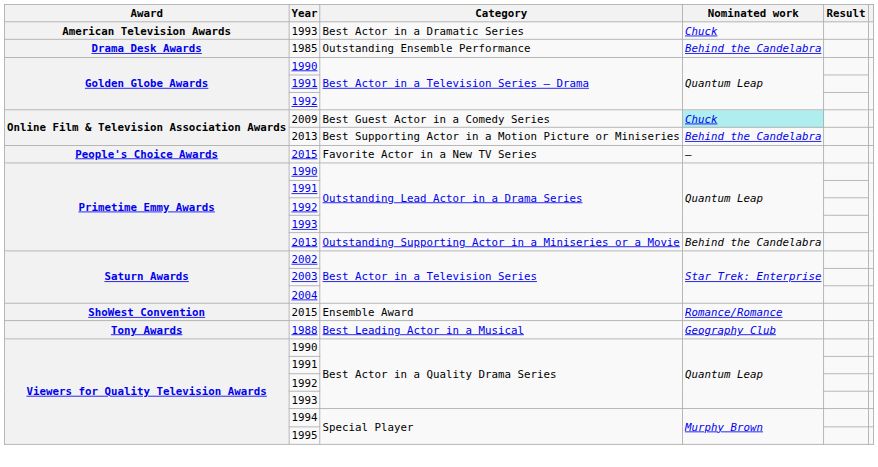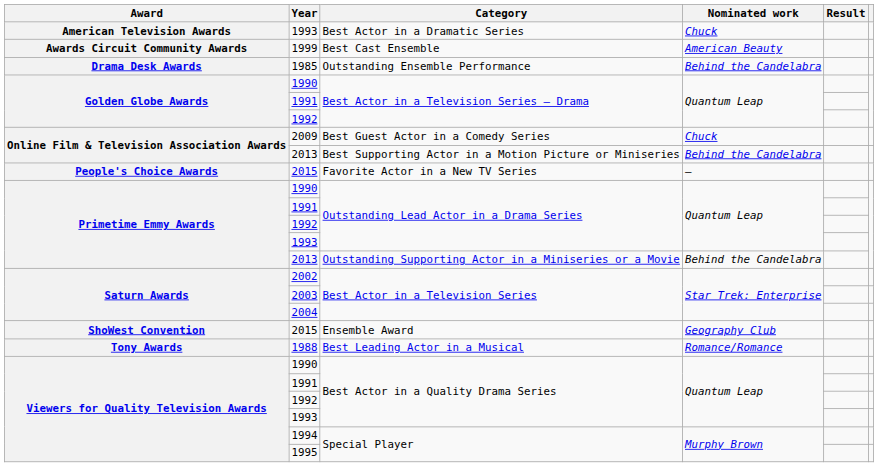+ row: (304, 48)
(701, 119) paleturquoise background -> (701, 136) no background
(734, 312) Romance/Romance -> (730, 330) Geography Club
(730, 330) Geography Club -> (734, 347) Romance/Romance
